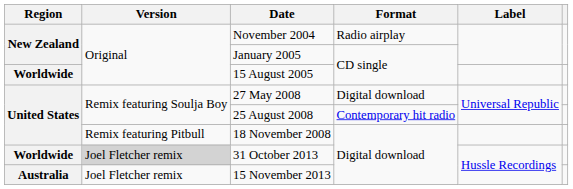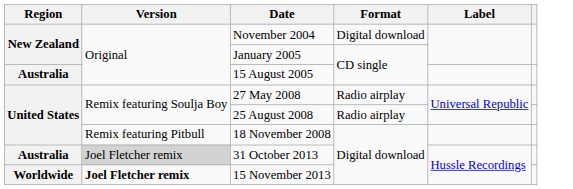(371, 34) Radio airplay -> (381, 34) Digital download
(43, 74) Worldwide -> (43, 74) Australia
(381, 94) Digital download -> (371, 94) Radio airplay
(396, 114) Contemporary hit radio -> (371, 114) Radio airplay
(43, 154) Worldwide -> (43, 154) Australia
(43, 174) Australia -> (43, 174) Worldwide
(134, 174) normal -> (137, 174) bold
